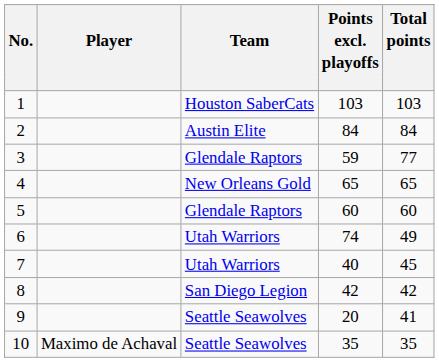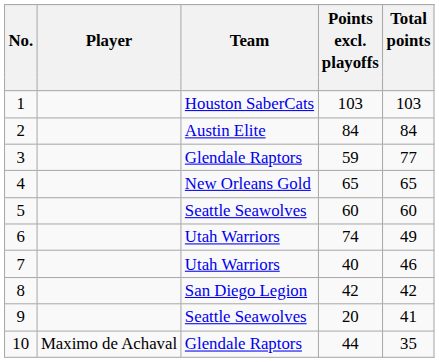(243, 210) Glendale Raptors -> (246, 210) Seattle Seawolves
(408, 263) 45 -> (408, 263) 46
(246, 343) Seattle Seawolves -> (243, 343) Glendale Raptors
(350, 343) 35 -> (350, 343) 44
